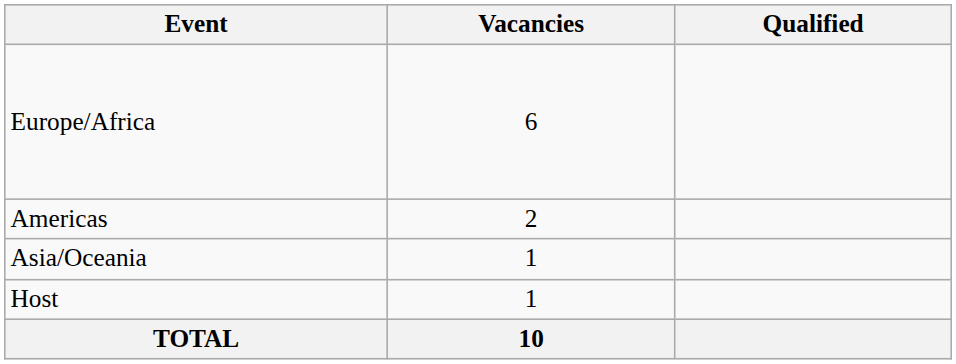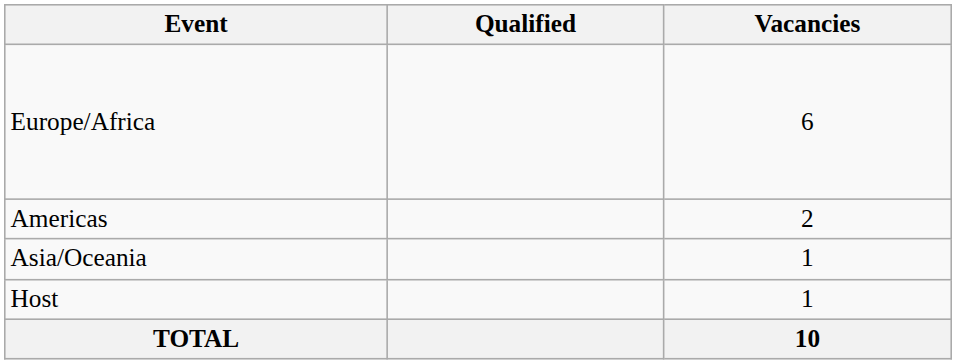columns swapped: (531, 24) <-> (813, 24)
